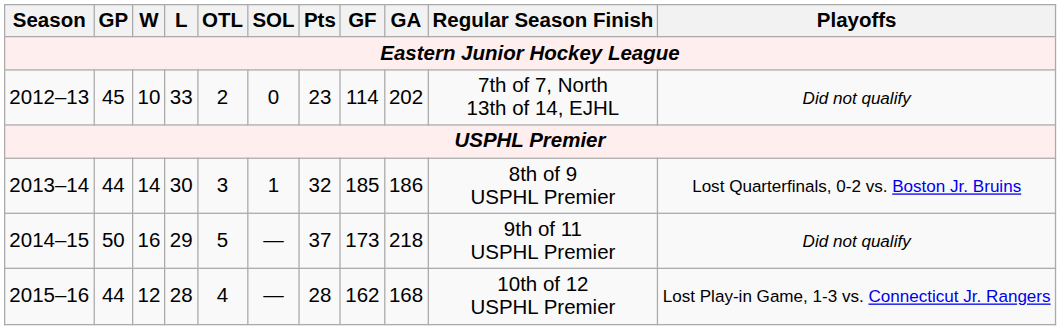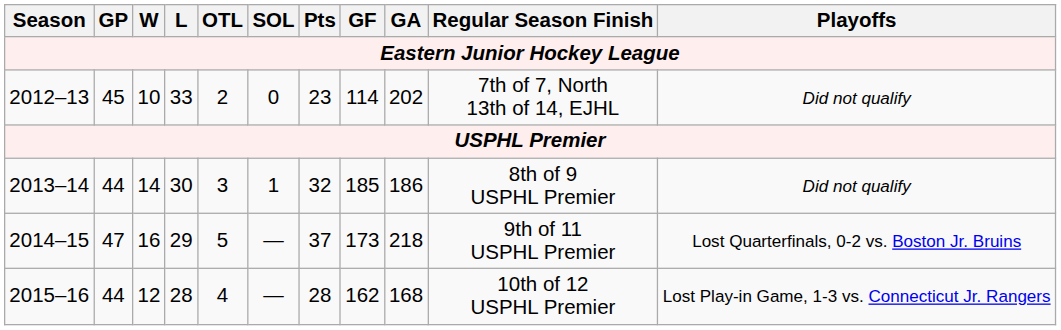(857, 186) Lost Quarterfinals, 0-2 vs. Boston Jr. Bruins -> (857, 186) Did not qualify
(113, 240) 50 -> (113, 240) 47
(857, 242) Did not qualify -> (857, 242) Lost Quarterfinals, 0-2 vs. Boston Jr. Bruins
